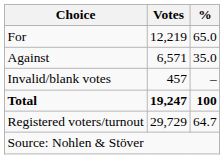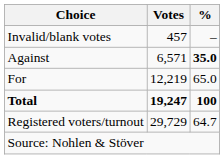rows swapped: (17, 36) <-> (59, 79)
(205, 57) normal -> (205, 57) bold
